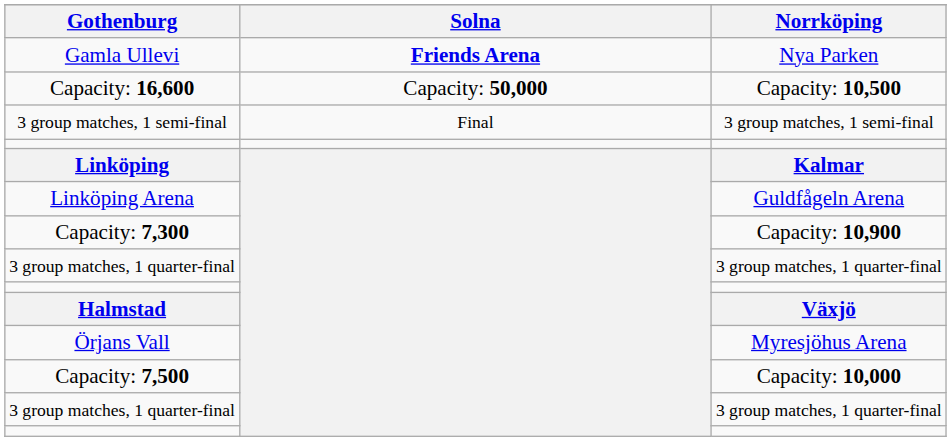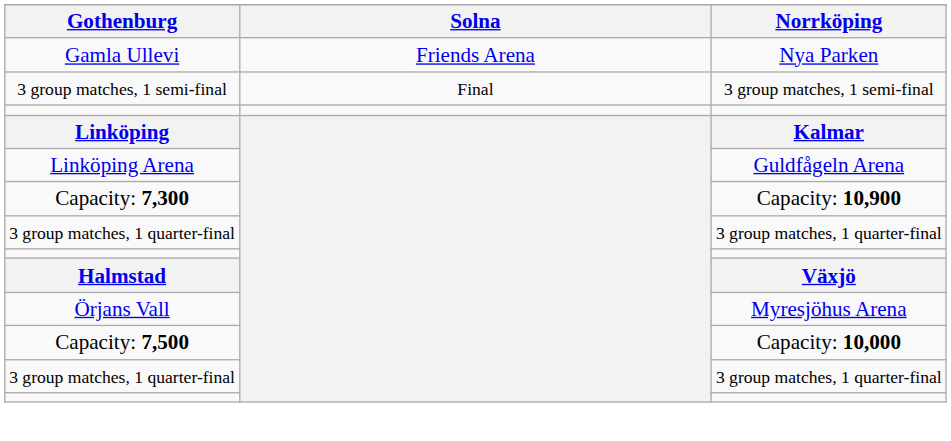(475, 54) bold -> (475, 54) normal
- row: (122, 88)
